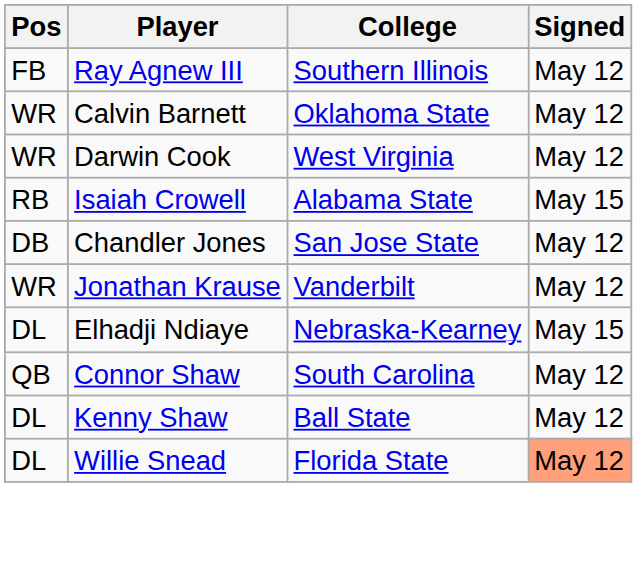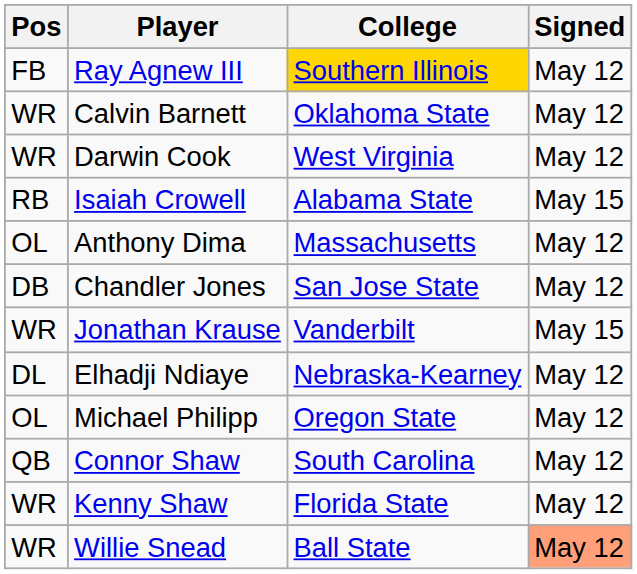(391, 70) no background -> (391, 70) gold background
+ row: (160, 243)
(579, 287) May 12 -> (579, 330) May 15
(579, 330) May 15 -> (579, 373) May 12
+ row: (166, 417)
(29, 417) DL -> (34, 503) WR
(352, 417) Ball State -> (371, 503) Florida State
(29, 460) DL -> (34, 546) WR
(371, 460) Florida State -> (352, 546) Ball State
